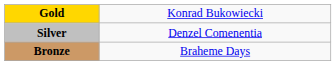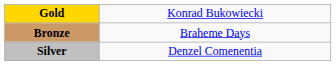rows swapped: (52, 32) <-> (52, 51)
